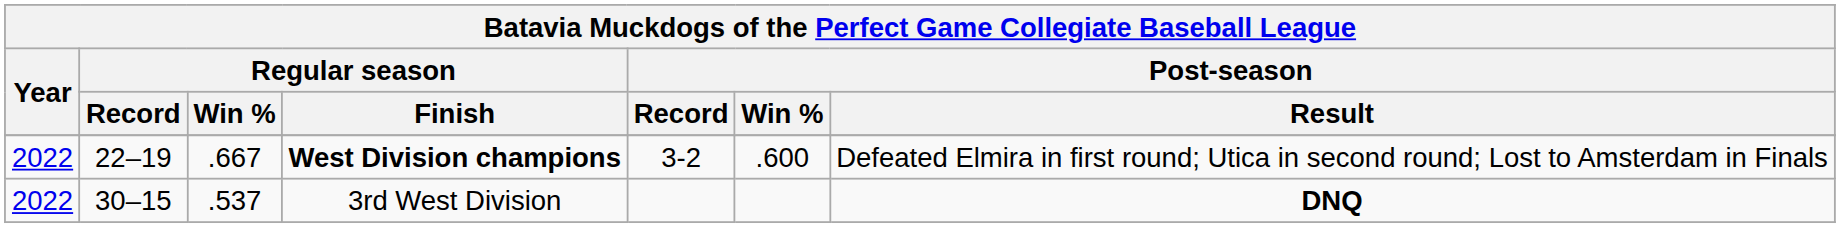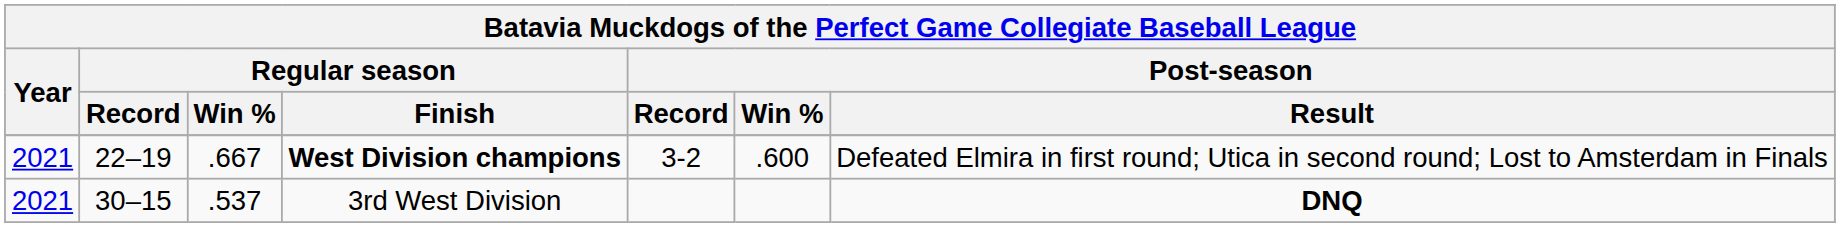(43, 158) 2022 -> (43, 158) 2021
(43, 201) 2022 -> (43, 201) 2021
